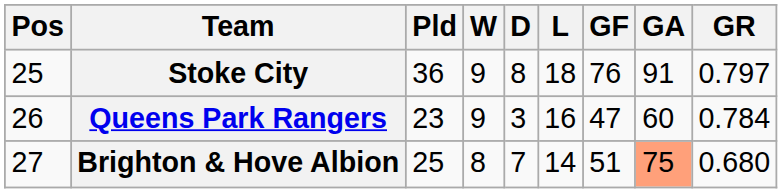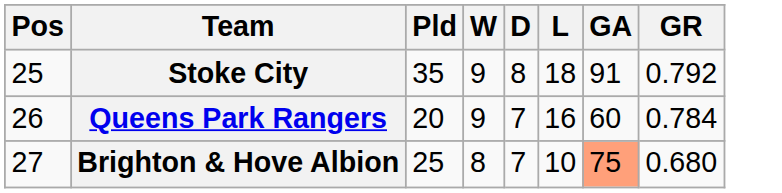- column: (609, 27)
(428, 72) 36 -> (428, 72) 35
(734, 72) 0.797 -> (681, 72) 0.792
(428, 118) 23 -> (428, 118) 20
(518, 118) 3 -> (518, 118) 7
(560, 163) 14 -> (560, 163) 10
